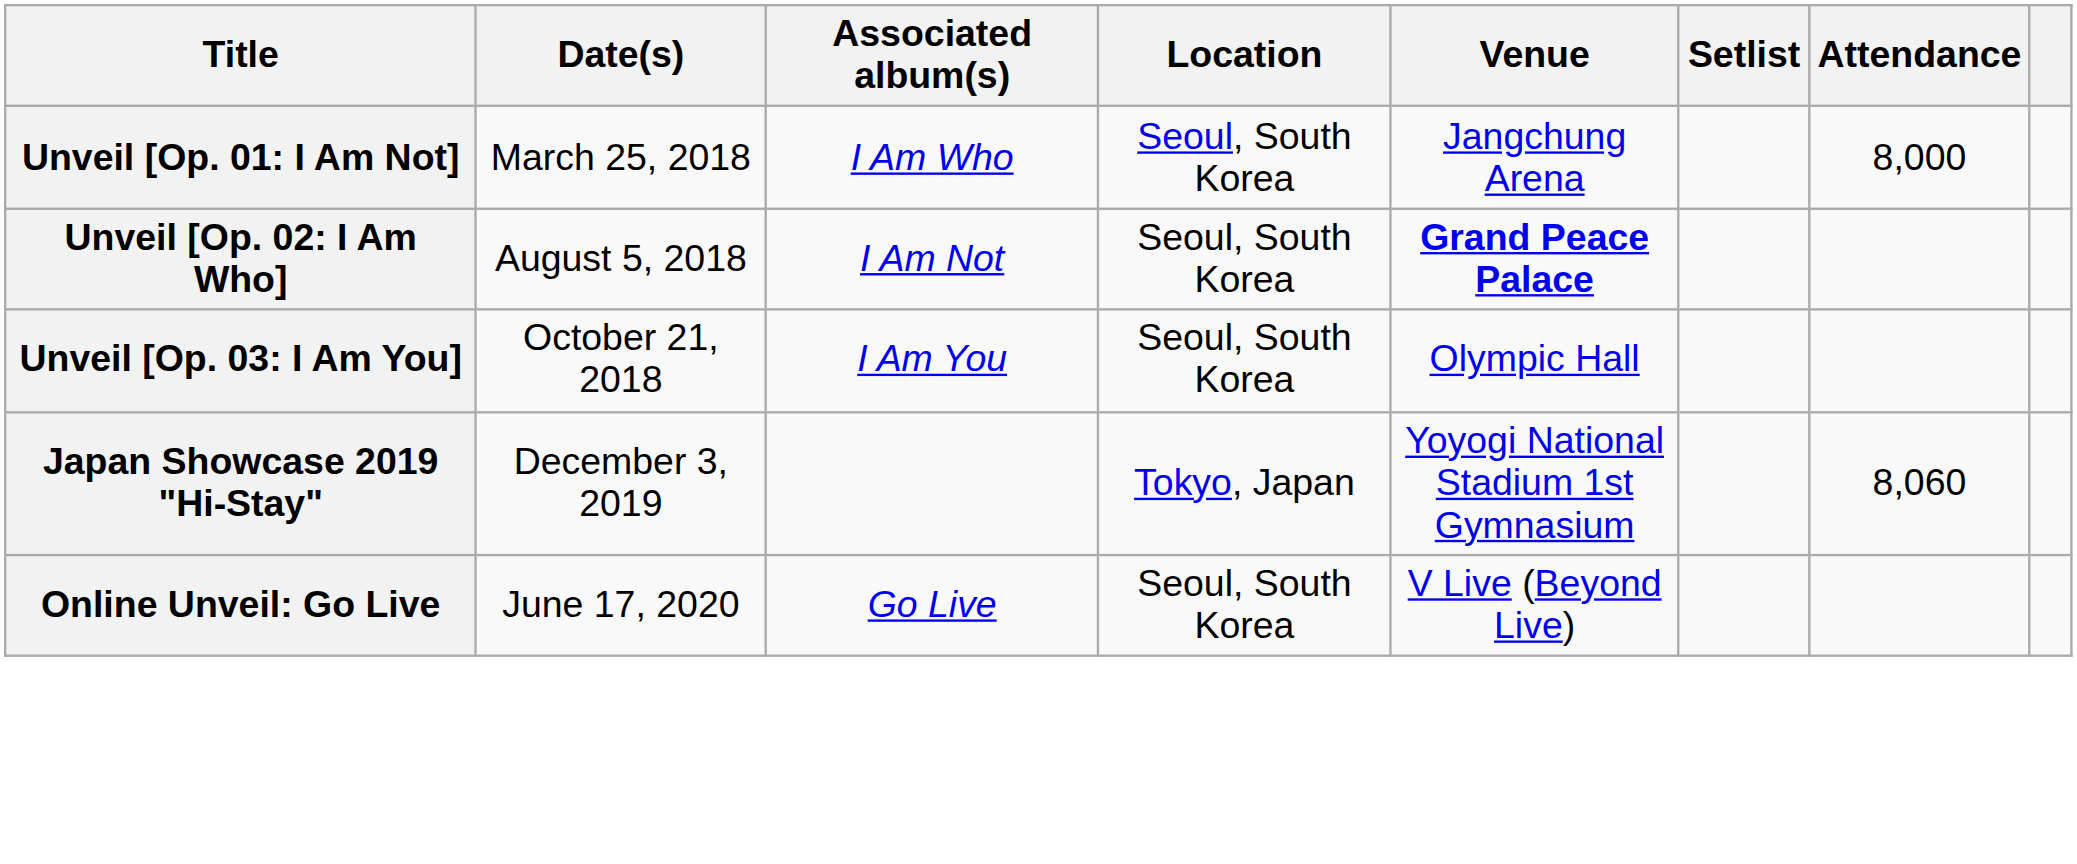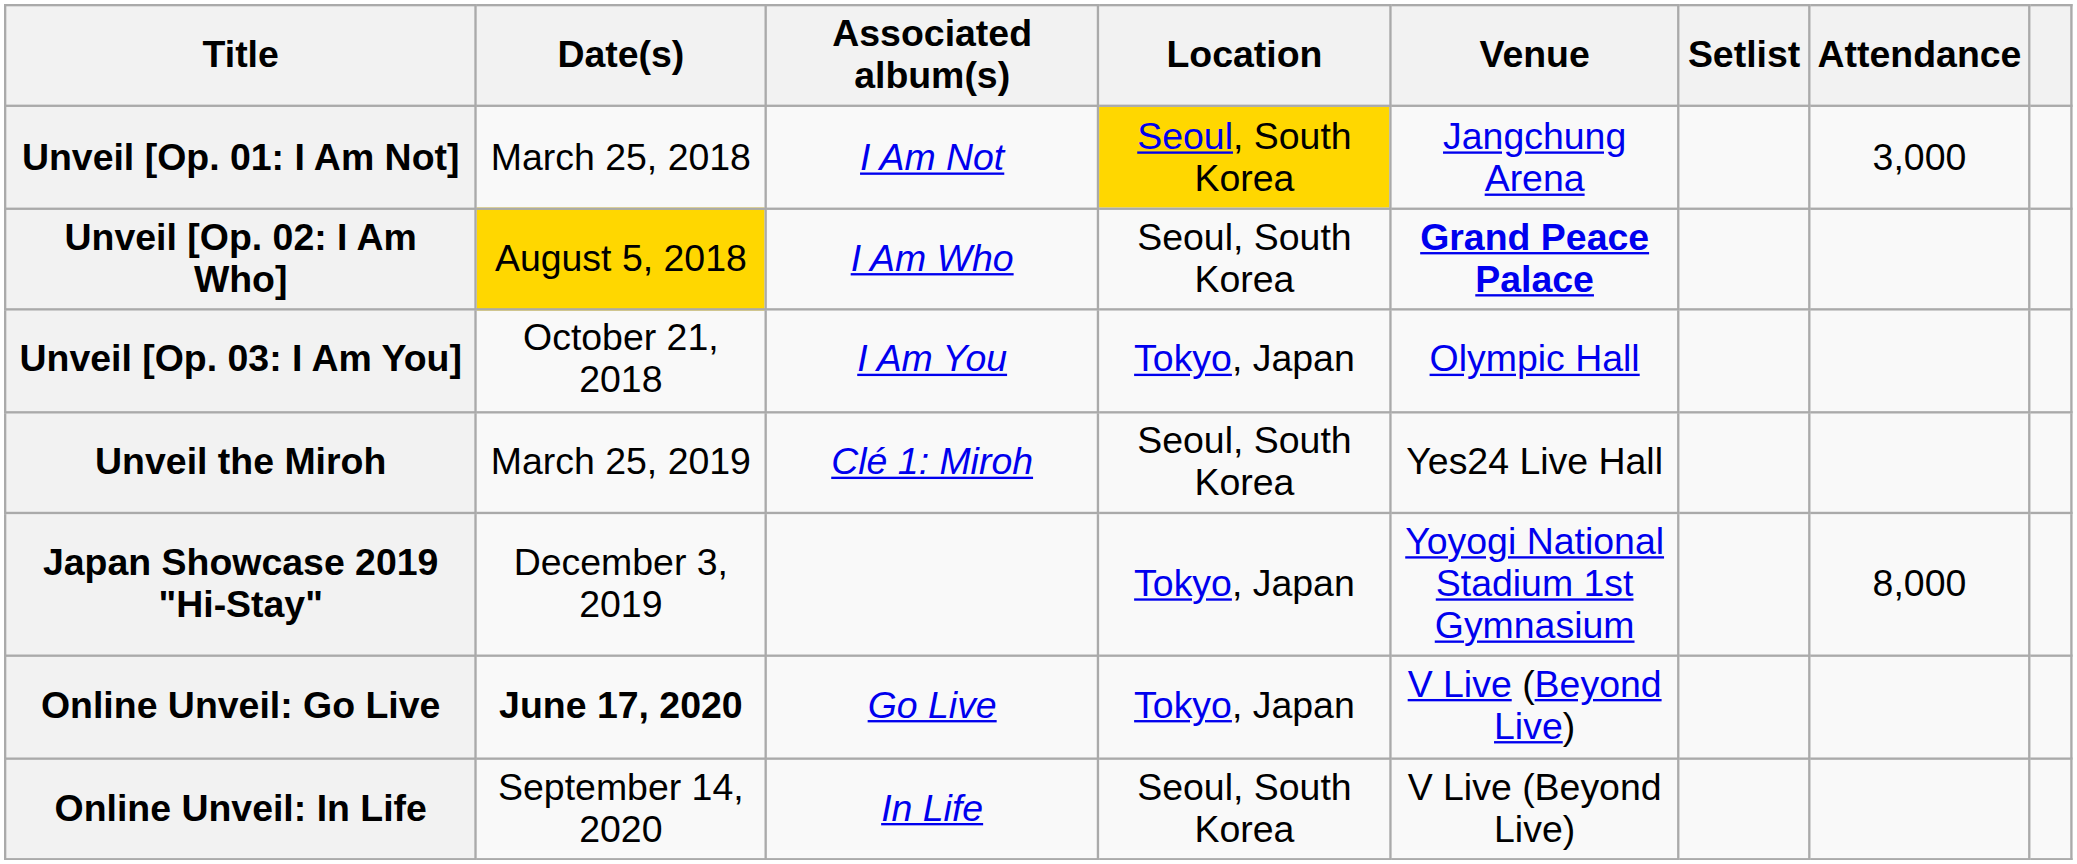(932, 156) I Am Who -> (932, 156) I Am Not
(1244, 156) no background -> (1244, 156) gold background
(1919, 156) 8,000 -> (1919, 156) 3,000
(621, 258) no background -> (621, 258) gold background
(932, 258) I Am Not -> (932, 258) I Am Who
(1244, 359) Seoul, South Korea -> (1244, 359) Tokyo, Japan
+ row: (241, 461)
(1919, 482) 8,060 -> (1919, 583) 8,000
(621, 604) normal -> (621, 706) bold
(1244, 604) Seoul, South Korea -> (1244, 706) Tokyo, Japan
+ row: (241, 807)
